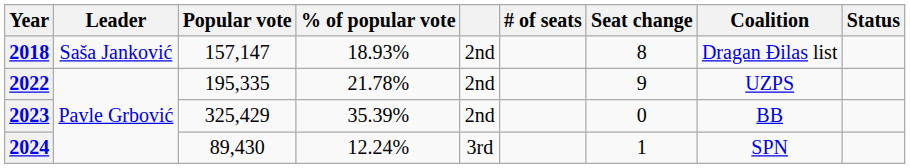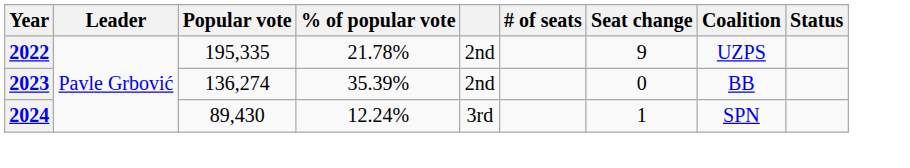- row: (29, 52)
(237, 115) 325,429 -> (237, 83) 136,274
